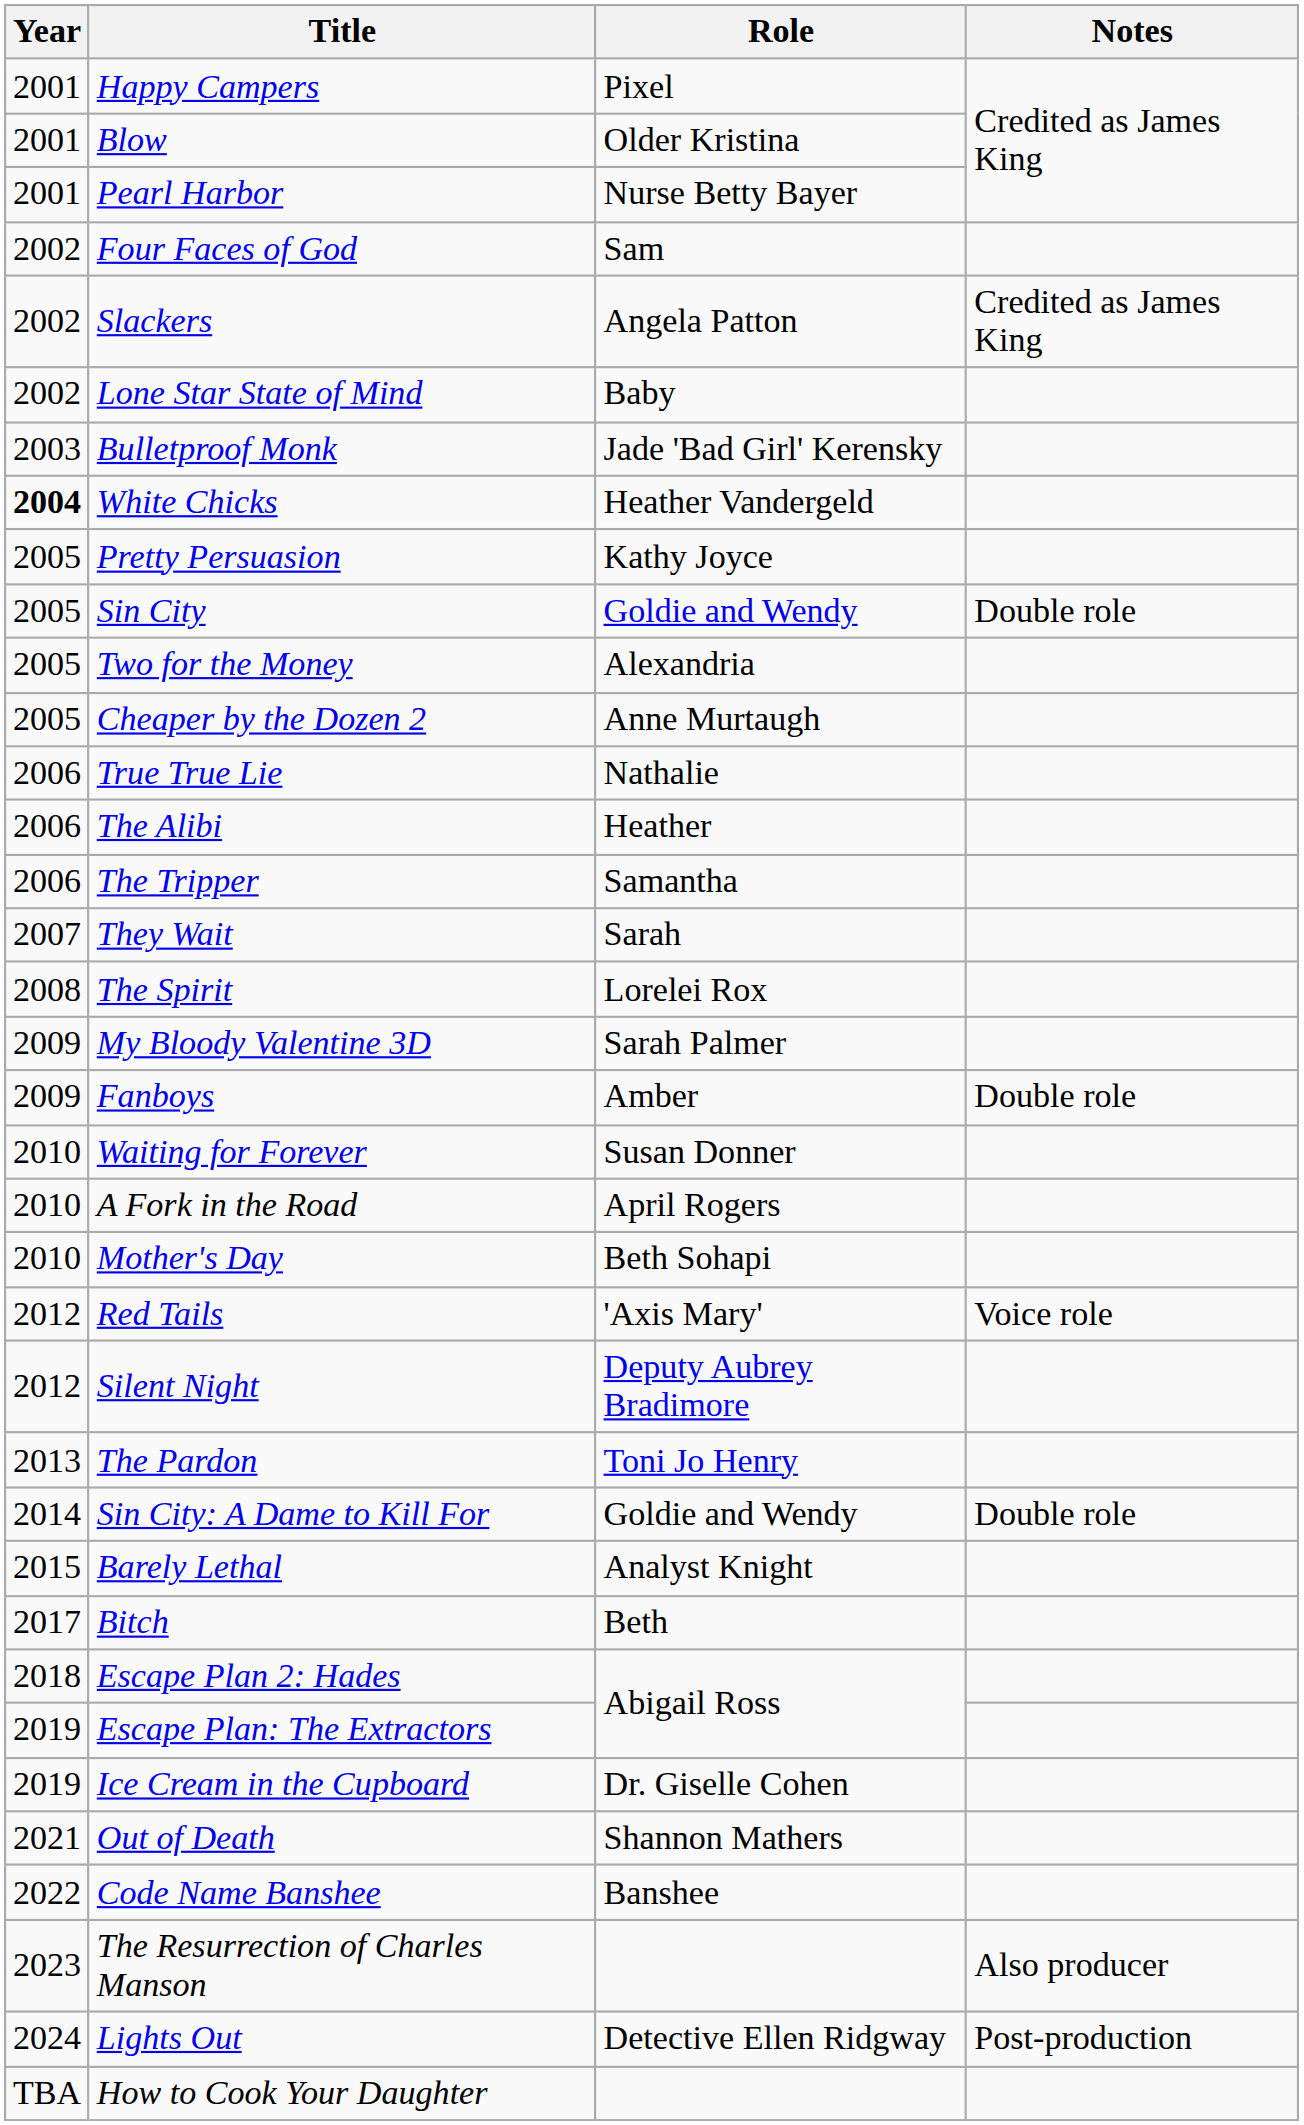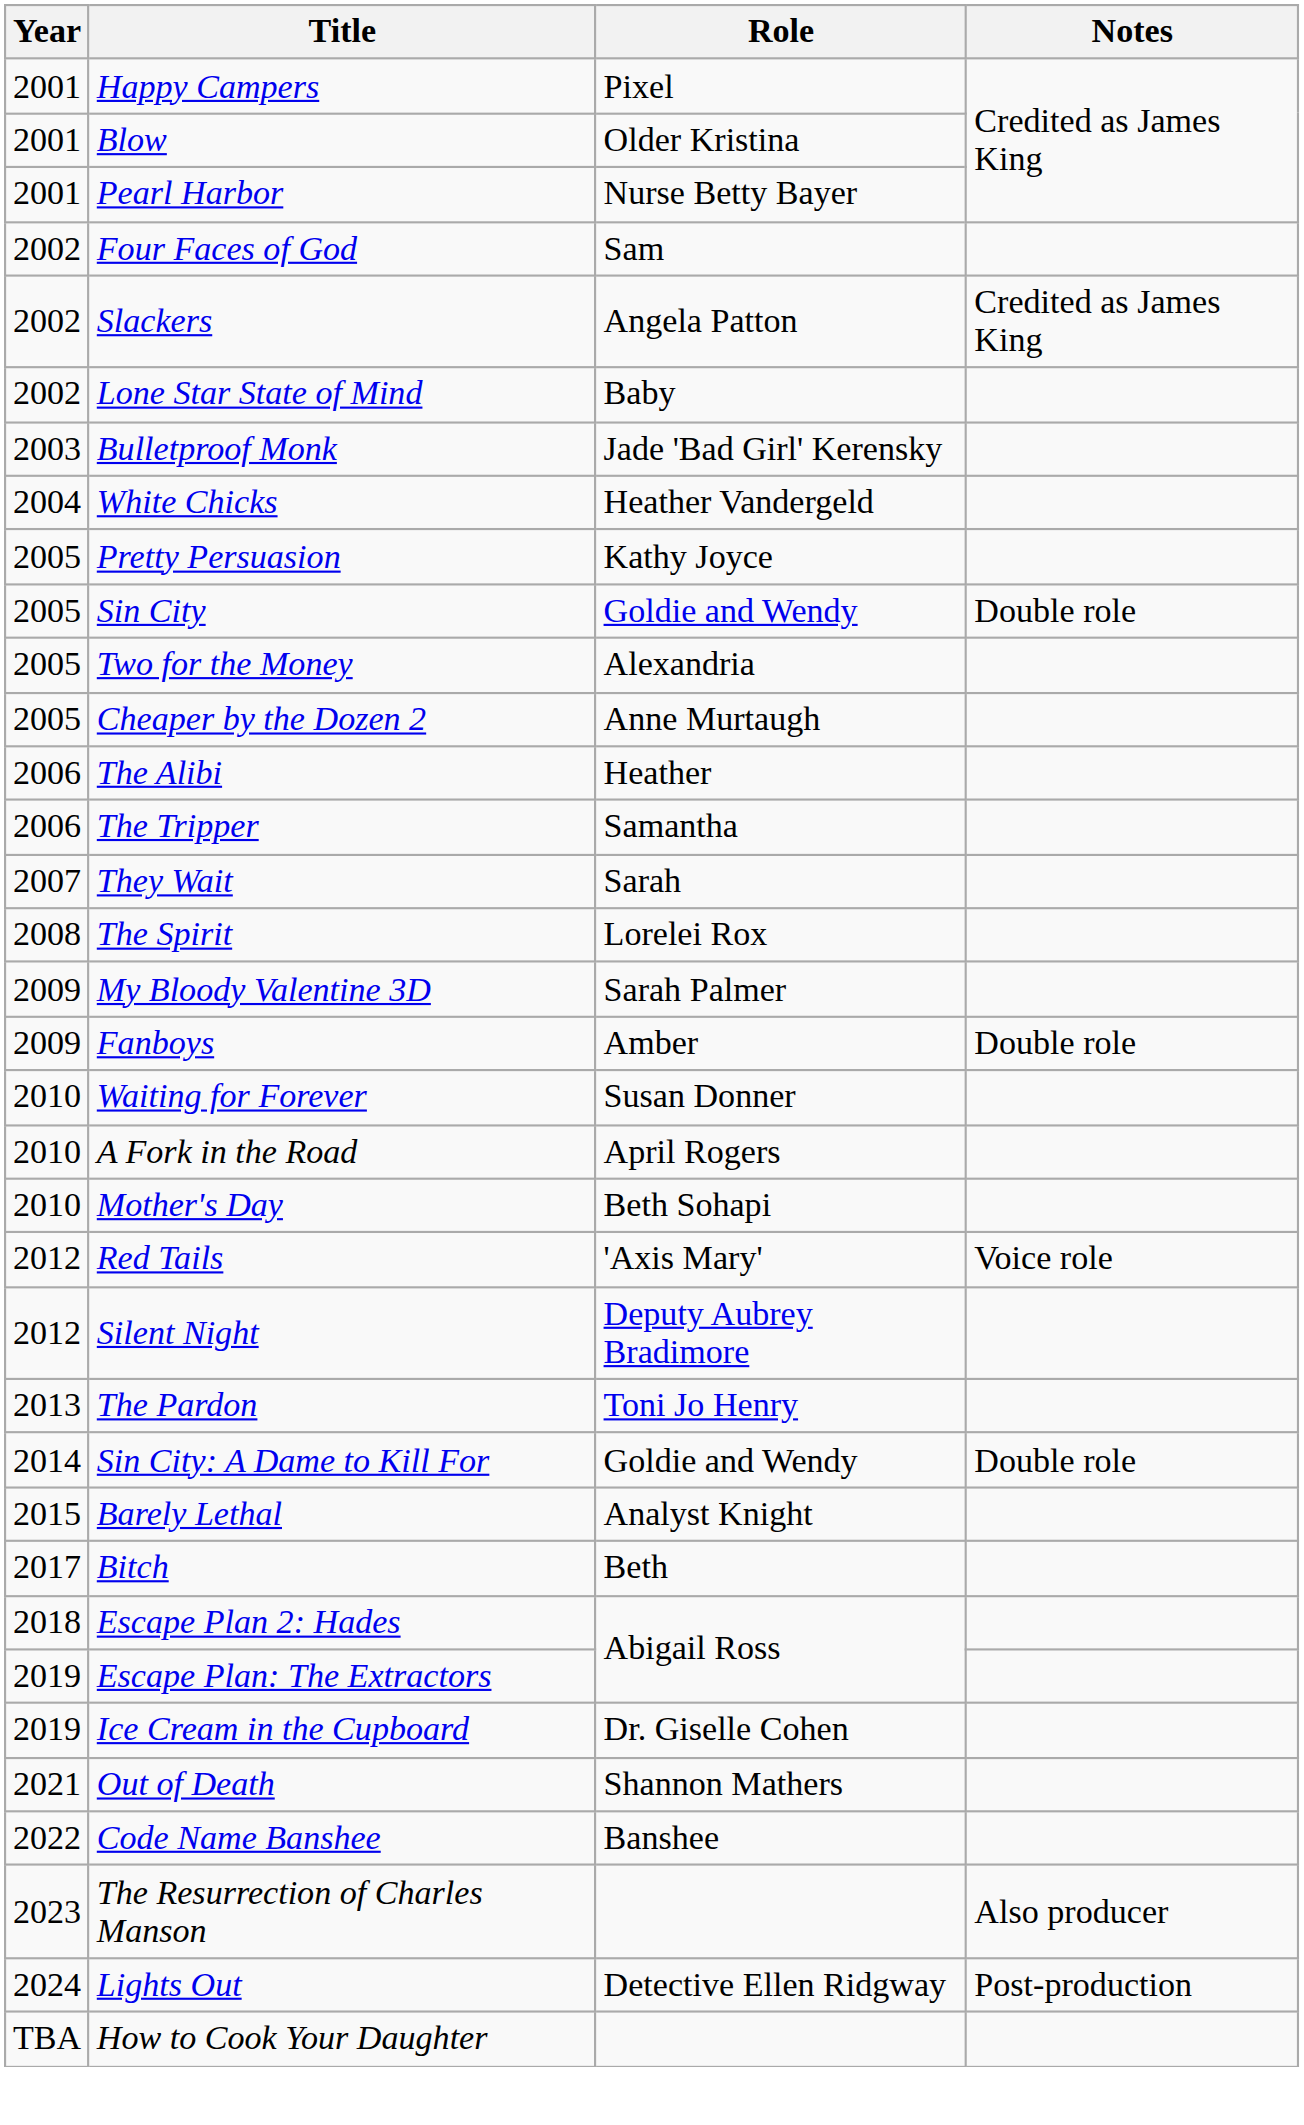(47, 502) bold -> (47, 502) normal
- row: (190, 772)
